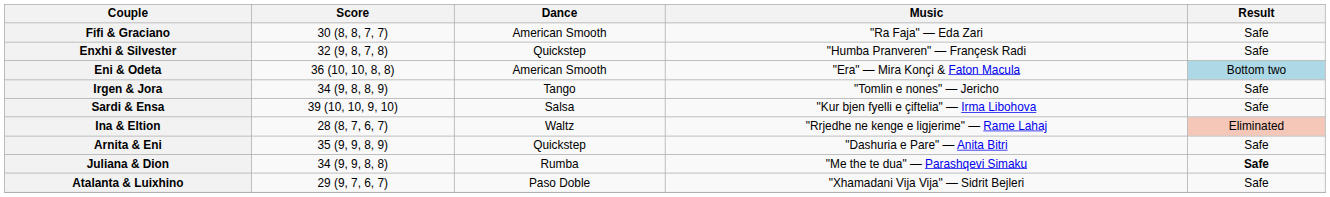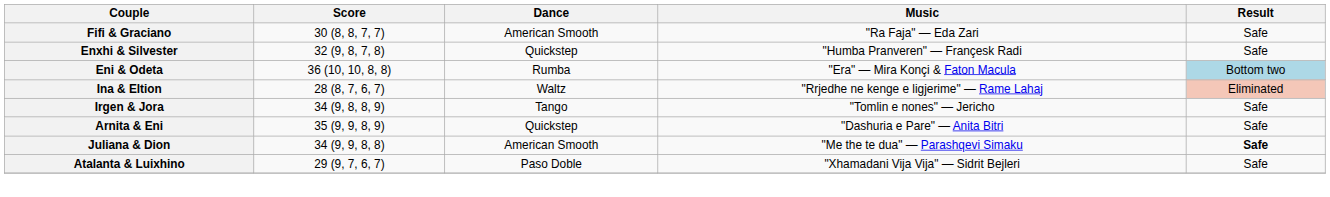(560, 70) American Smooth -> (551, 70) Rumba
rows swapped: (128, 126) <-> (128, 88)
- row: (128, 107)
(560, 164) Rumba -> (551, 145) American Smooth
